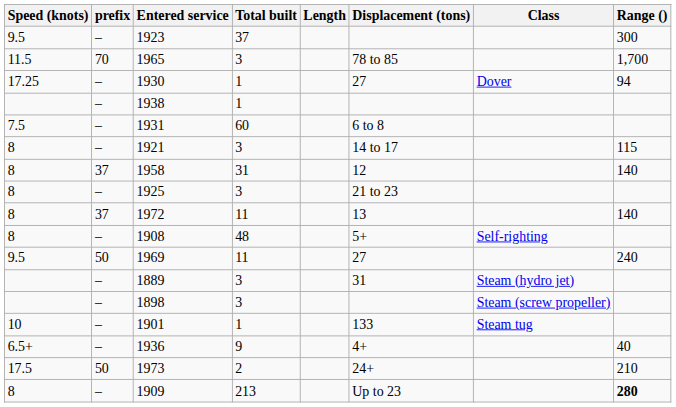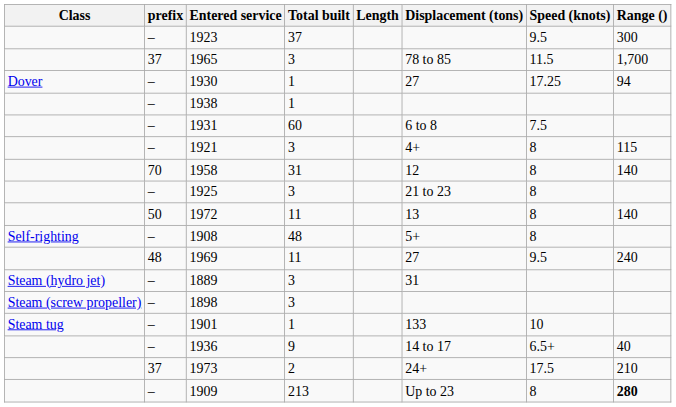columns swapped: (544, 15) <-> (48, 15)
(102, 59) 70 -> (155, 59) 37
(375, 147) 14 to 17 -> (413, 147) 4+
(102, 170) 37 -> (155, 170) 70
(102, 214) 37 -> (155, 214) 50
(102, 258) 50 -> (155, 258) 48
(360, 346) 4+ -> (428, 346) 14 to 17
(102, 368) 50 -> (155, 368) 37
